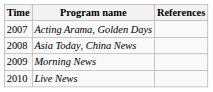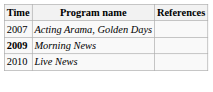- row: (85, 45)
(17, 62) normal -> (17, 45) bold
